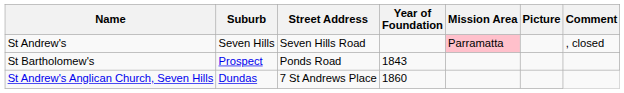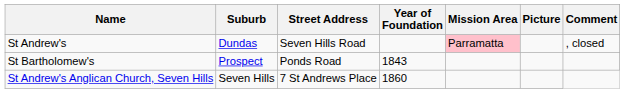(247, 43) Seven Hills -> (238, 43) Dundas
(238, 79) Dundas -> (247, 79) Seven Hills
